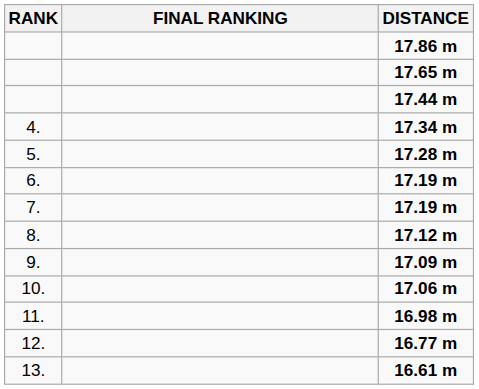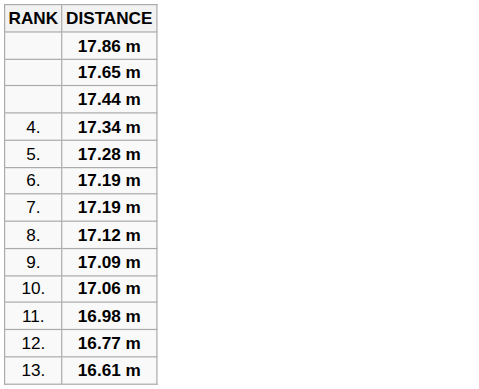- column: (220, 19)
